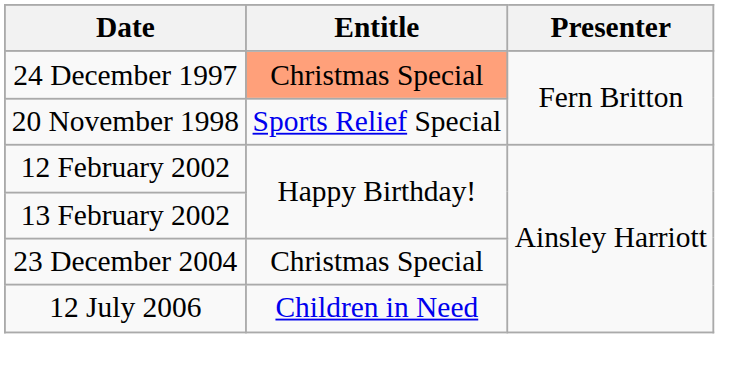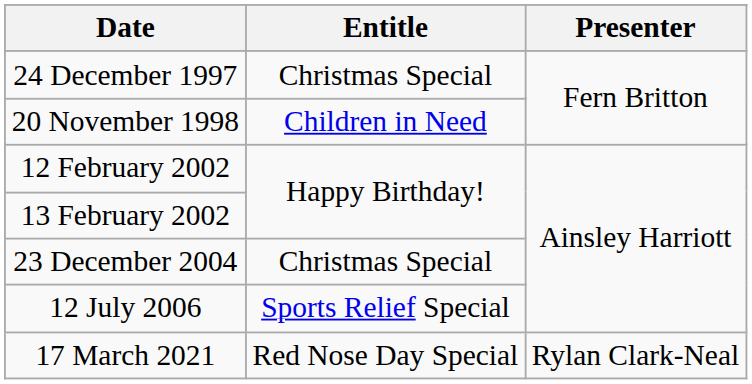(377, 74) lightsalmon background -> (385, 74) no background
(377, 121) Sports Relief Special -> (385, 121) Children in Need
(377, 307) Children in Need -> (385, 307) Sports Relief Special
+ row: (125, 354)
